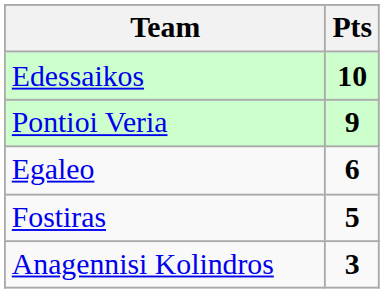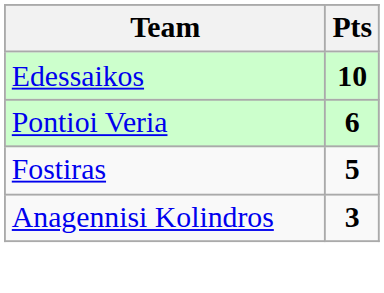(352, 122) 9 -> (352, 122) 6
- row: (53, 169)
